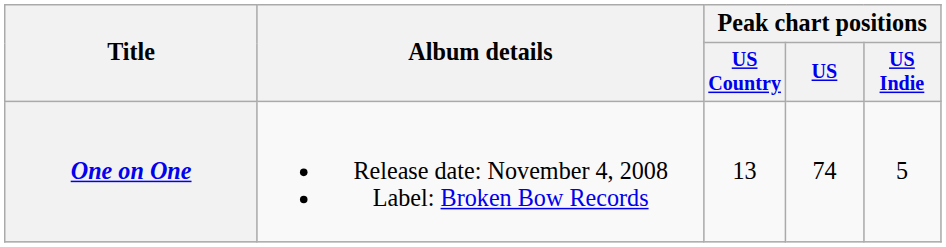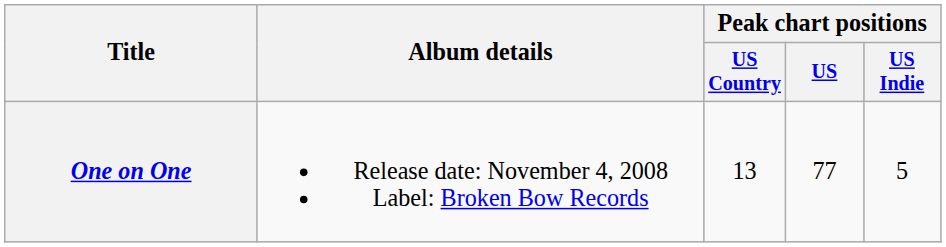(824, 171) 74 -> (824, 171) 77
